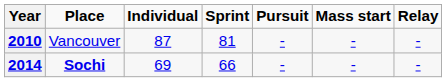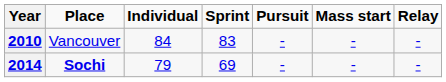(163, 40) 87 -> (163, 40) 84
(227, 40) 81 -> (227, 40) 83
(163, 64) 69 -> (163, 64) 79
(227, 64) 66 -> (227, 64) 69
